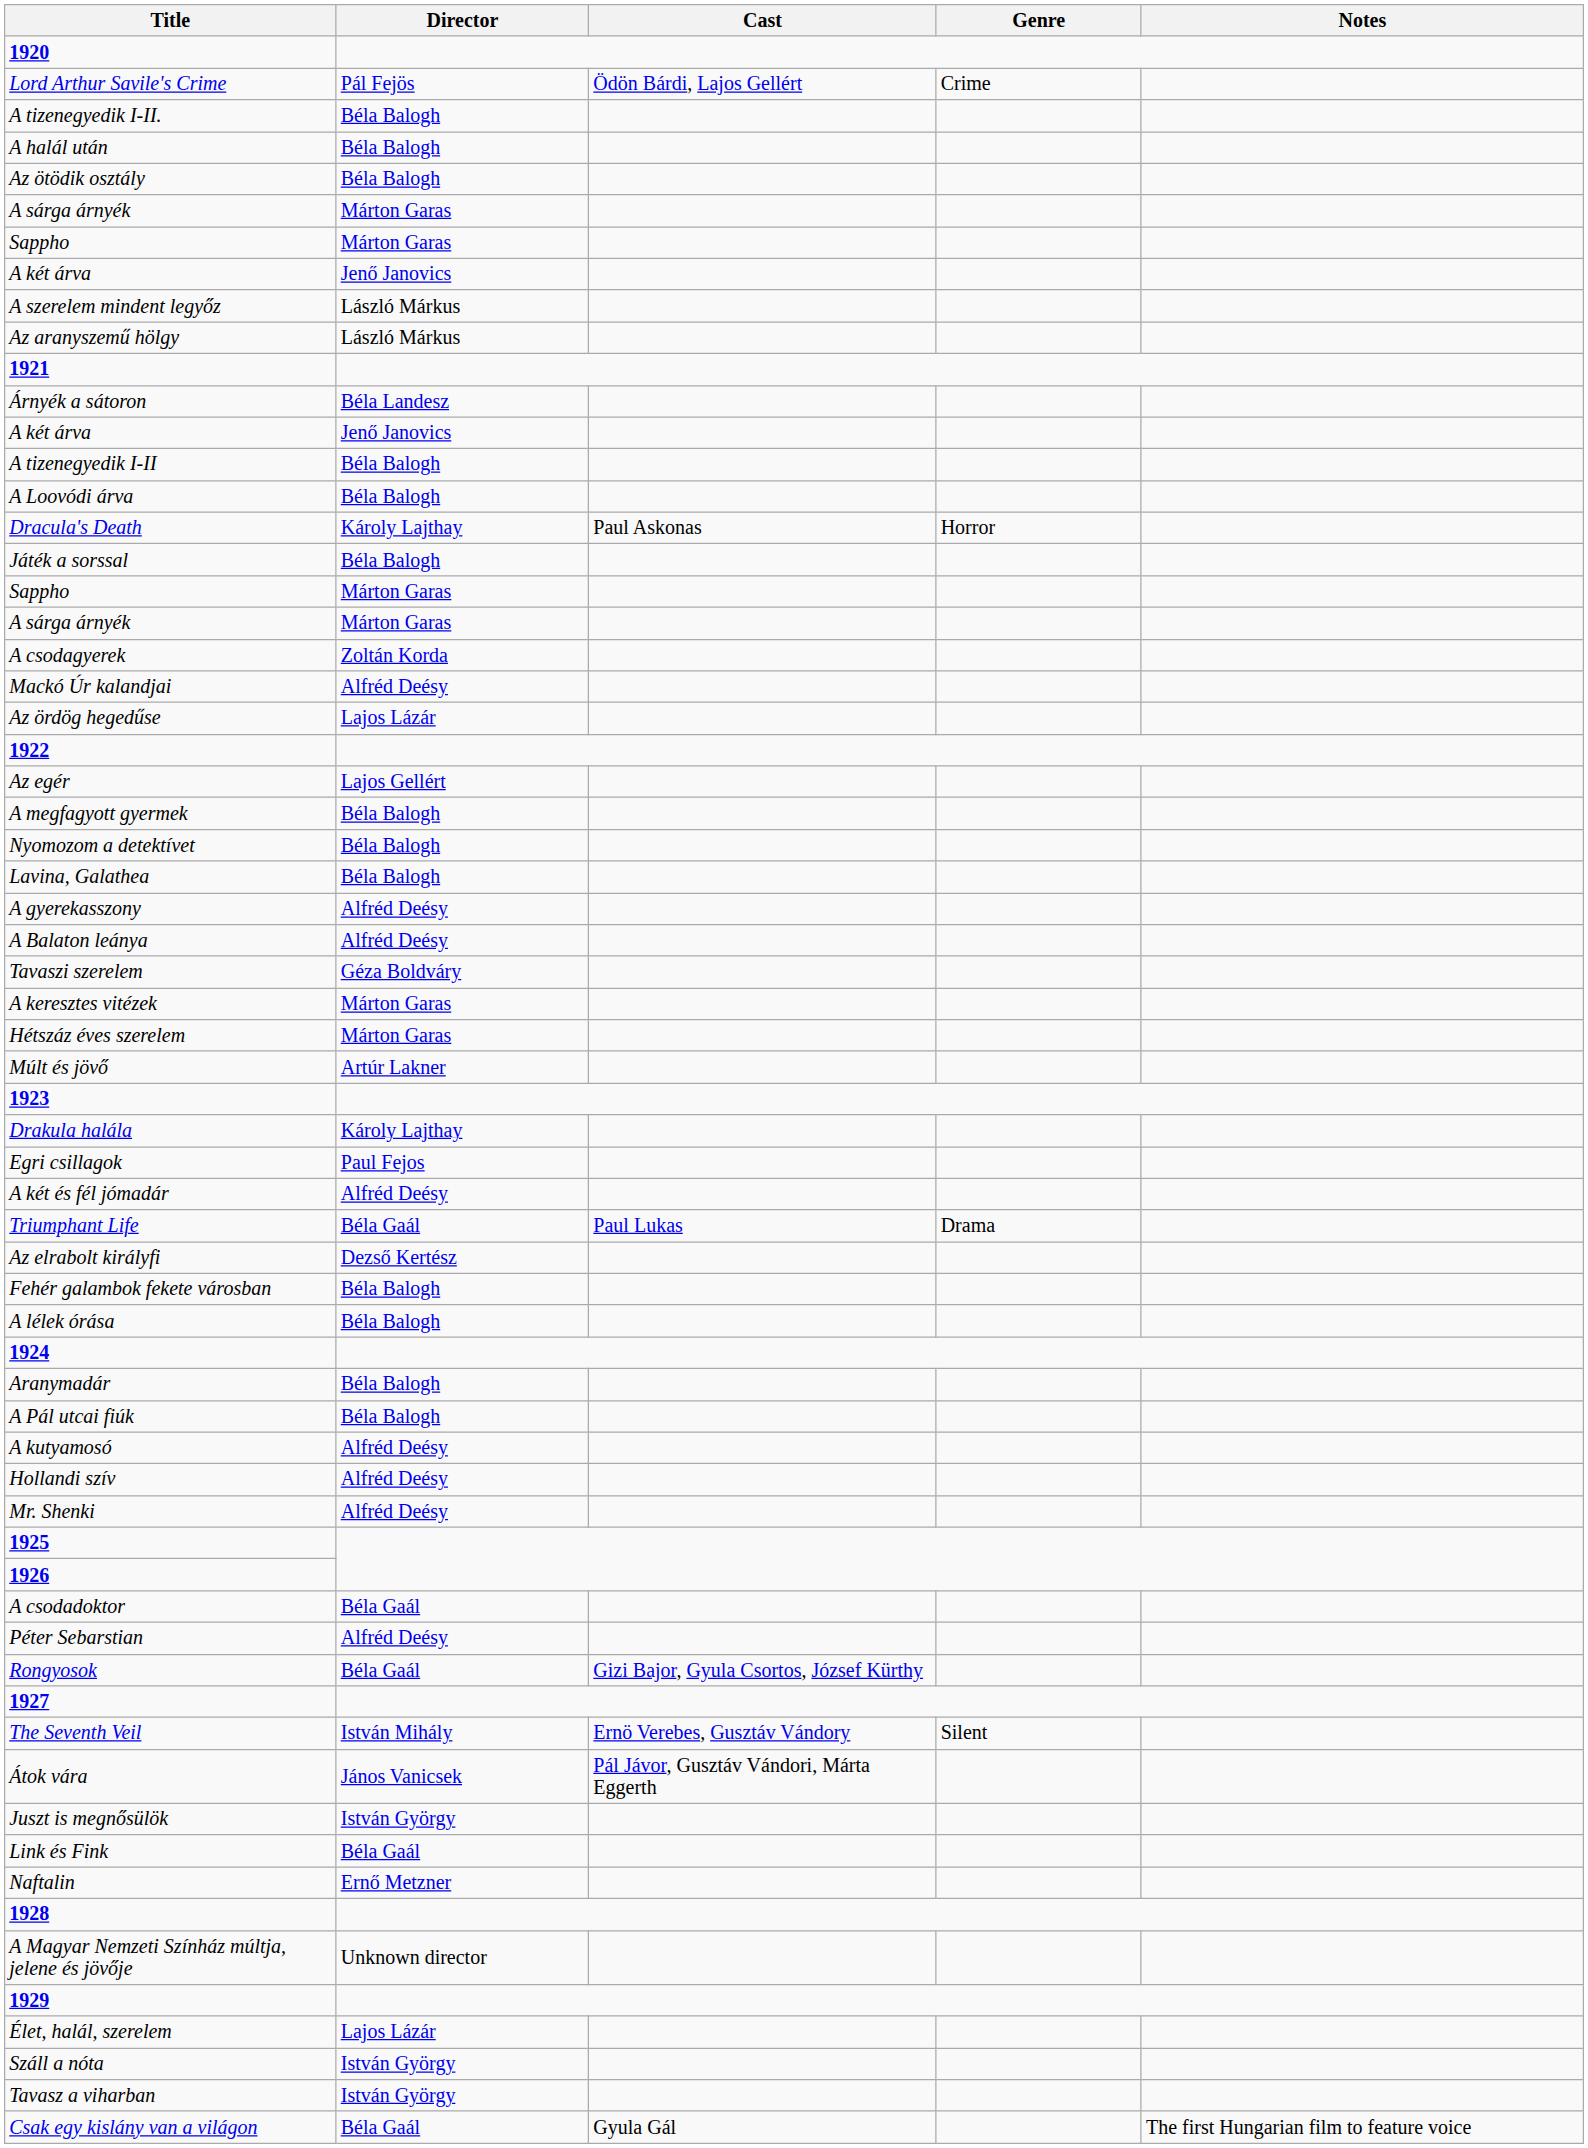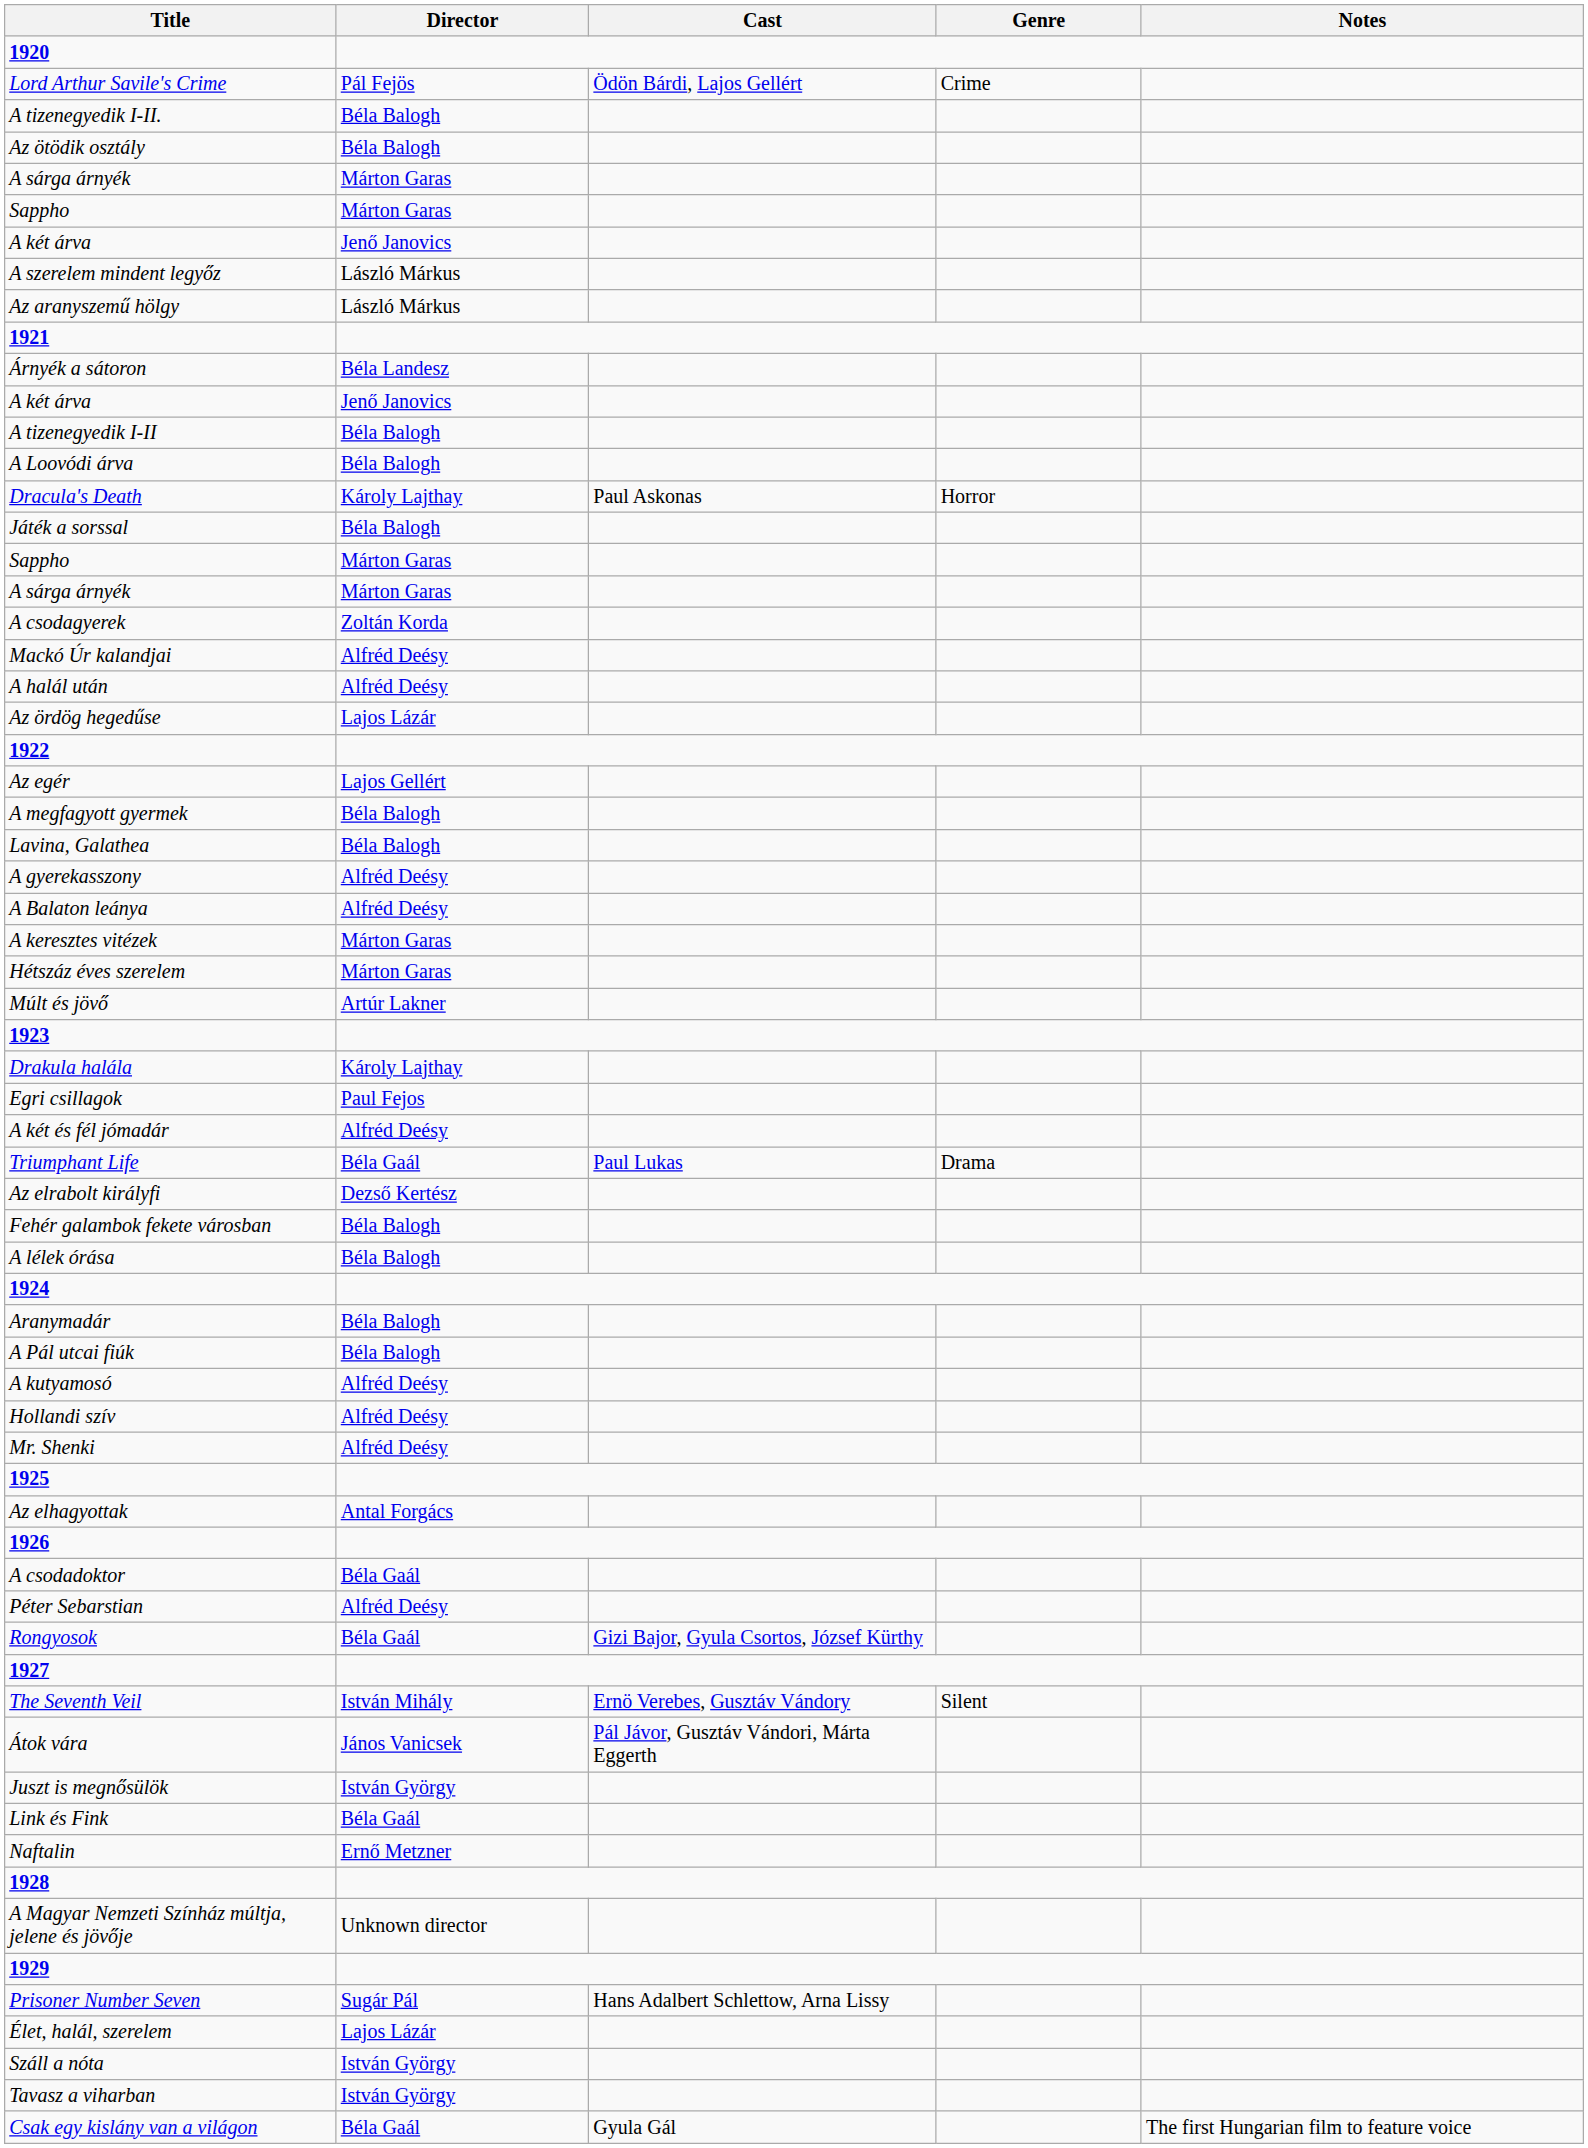- row: (59, 147)
+ row: (59, 686)
- row: (102, 845)
- row: (76, 971)
+ row: (68, 1511)
+ row: (105, 2000)
